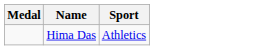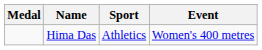+ column: (203, 14)
